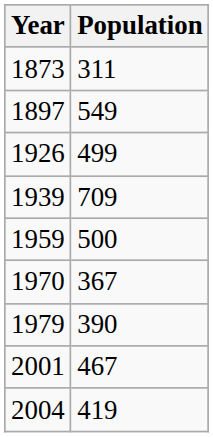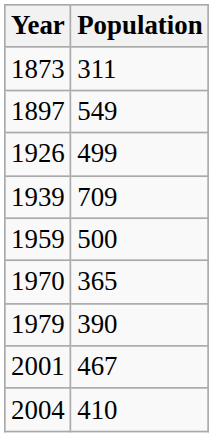(97, 281) 367 -> (97, 281) 365
(97, 409) 419 -> (97, 409) 410
